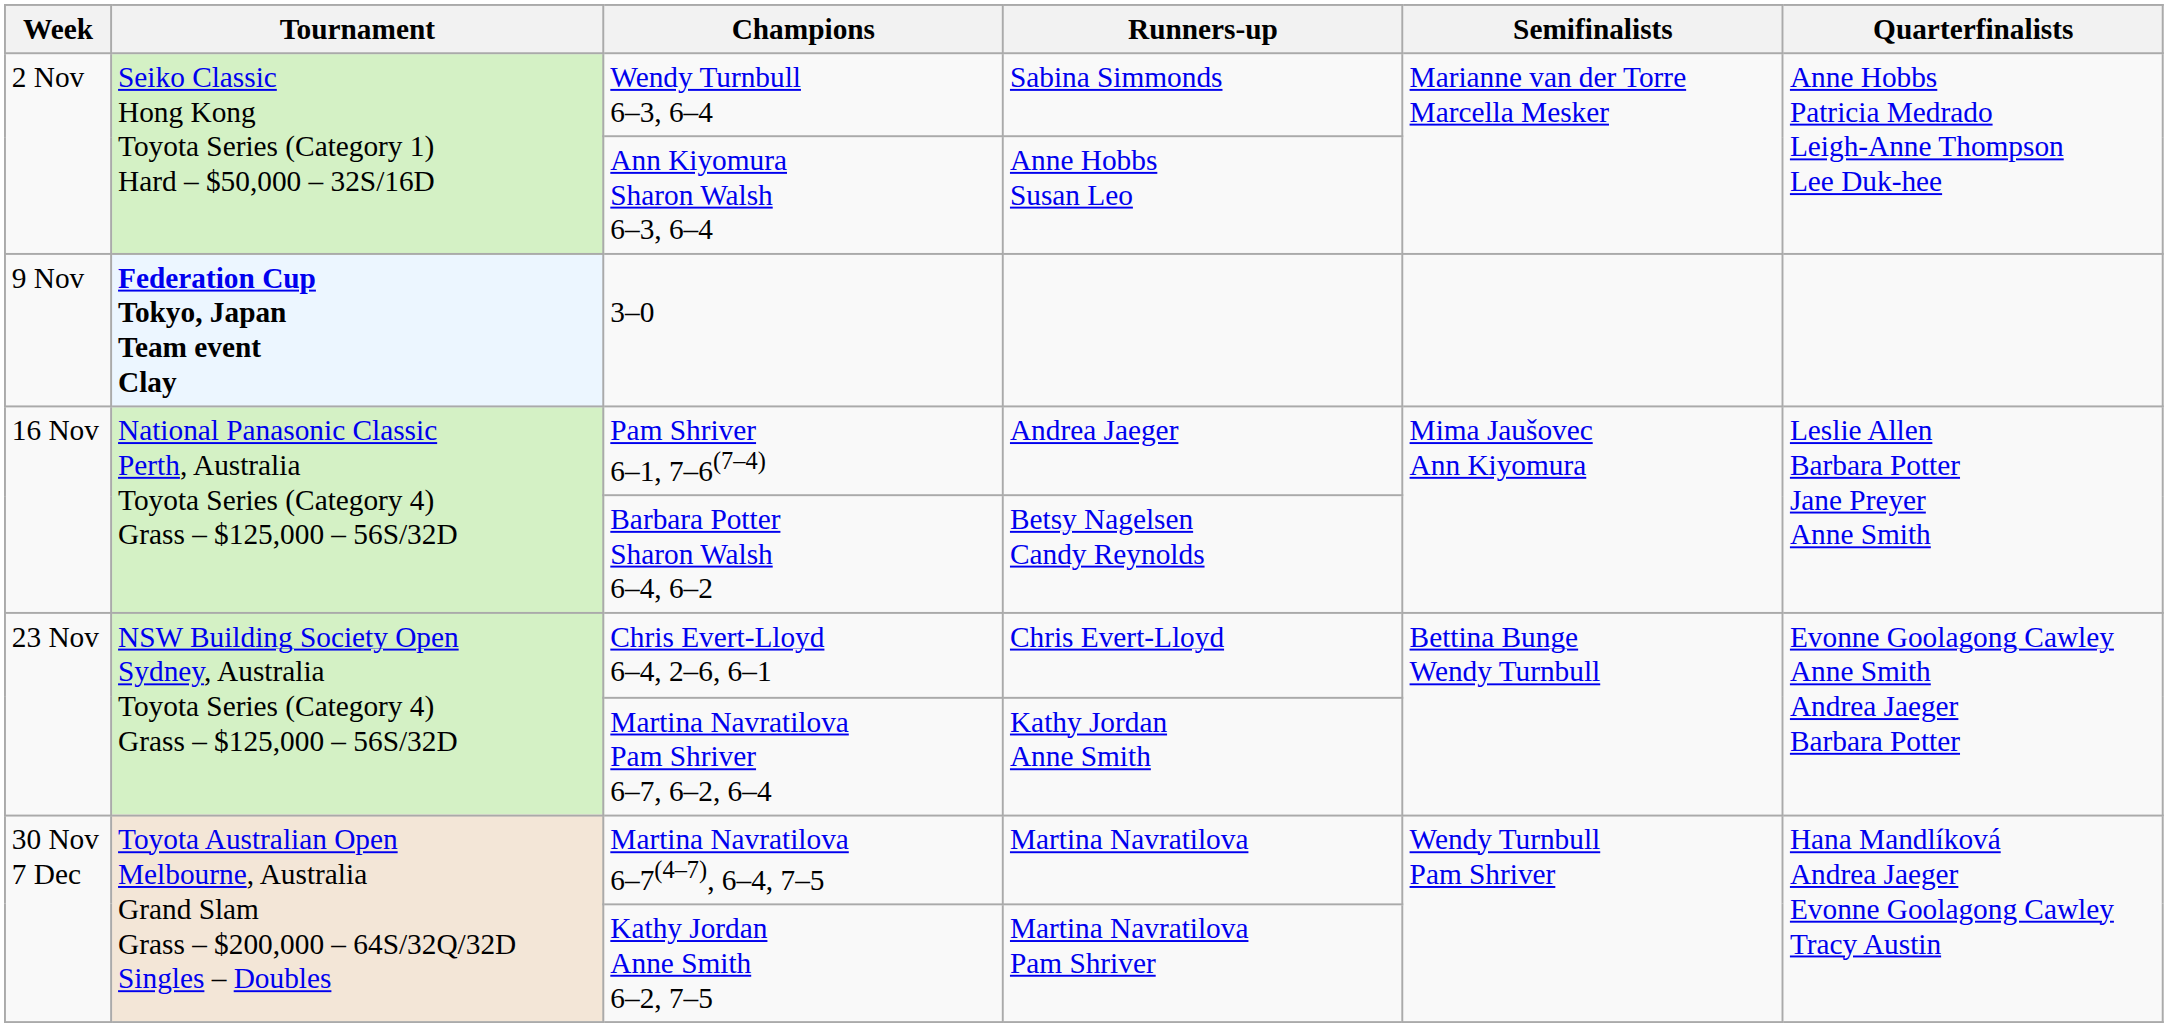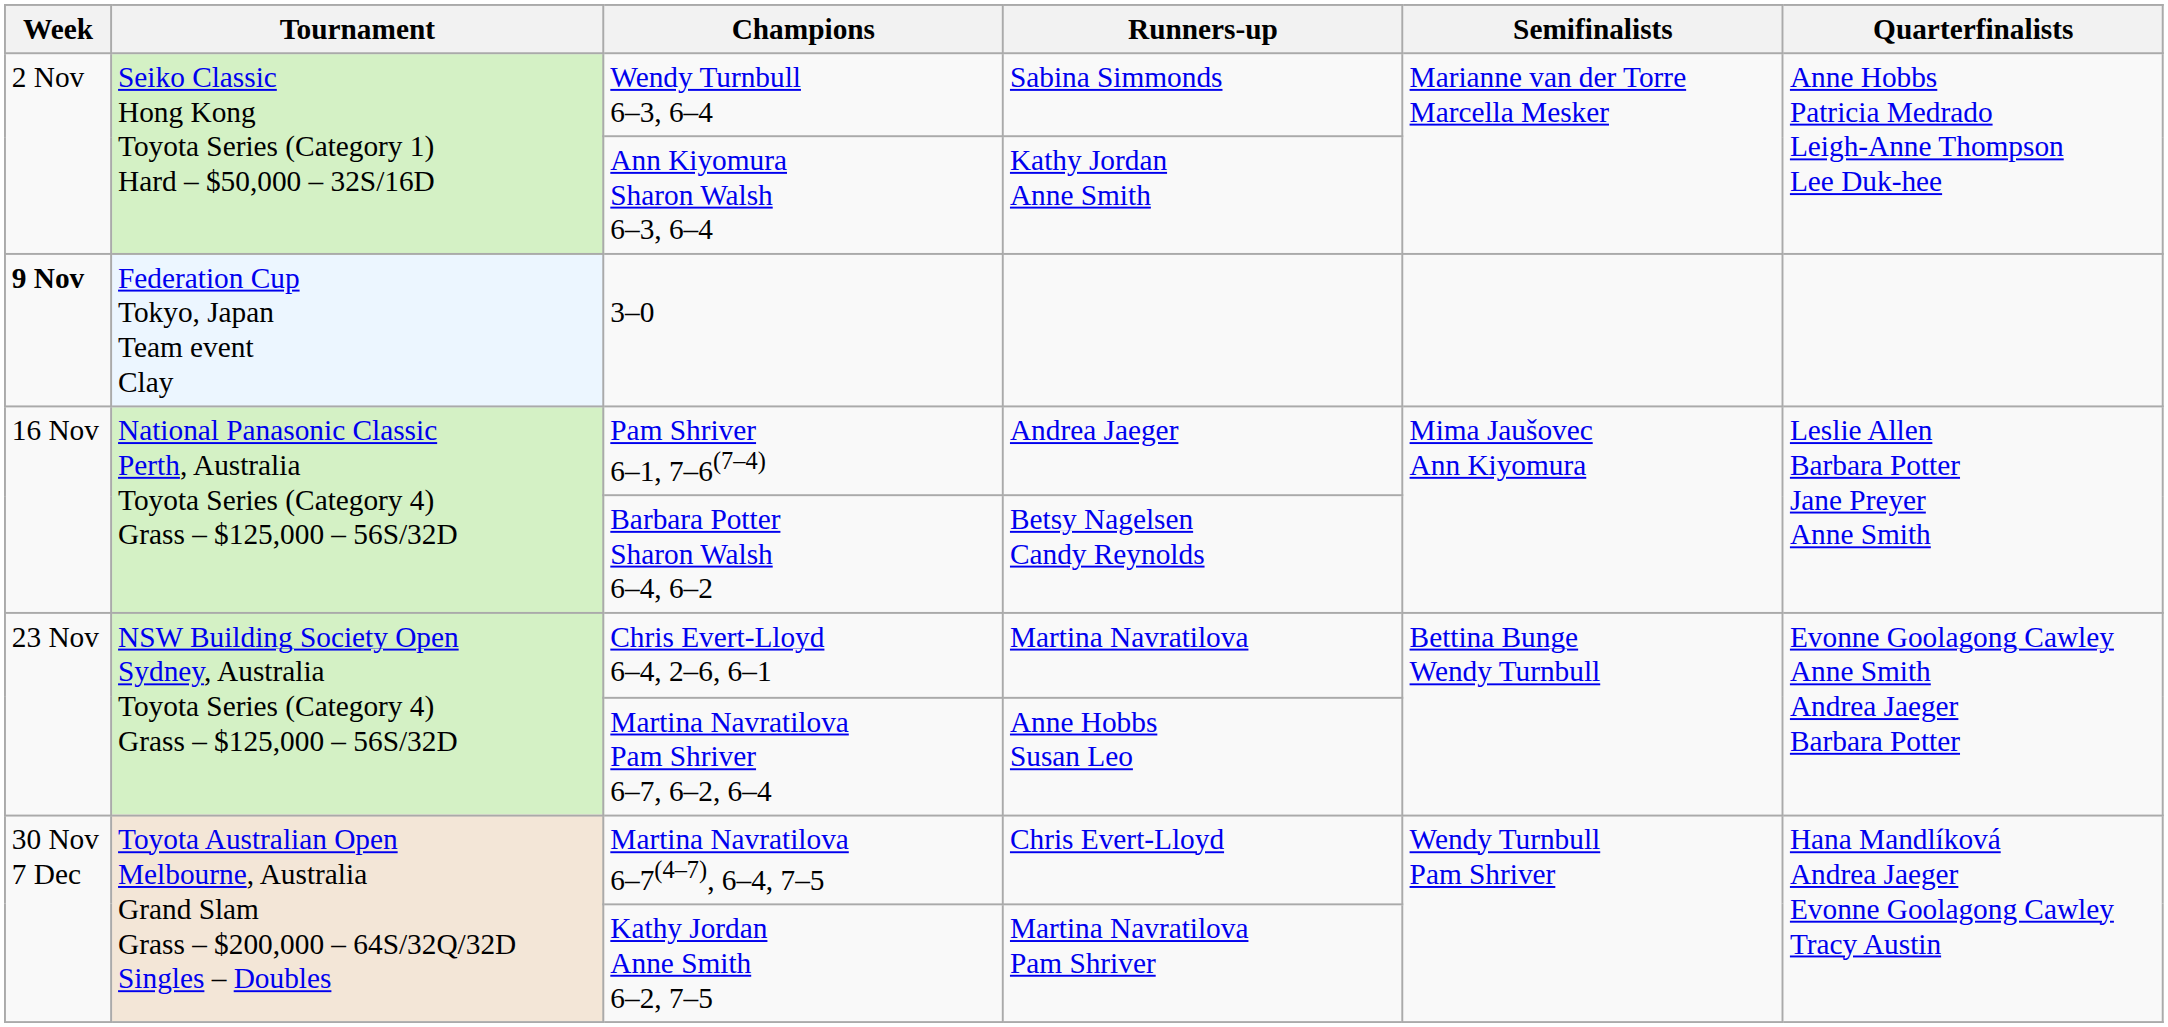(1084, 177) Anne Hobbs Susan Leo -> (1089, 177) Kathy Jordan Anne Smith
(48, 278) normal -> (48, 278) bold
(217, 330) bold -> (209, 330) normal
(1117, 637) Chris Evert-Lloyd -> (1129, 637) Martina Navratilova
(1089, 738) Kathy Jordan Anne Smith -> (1084, 738) Anne Hobbs Susan Leo
(1129, 838) Martina Navratilova -> (1117, 838) Chris Evert-Lloyd
